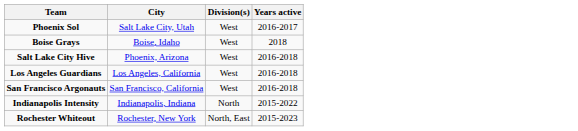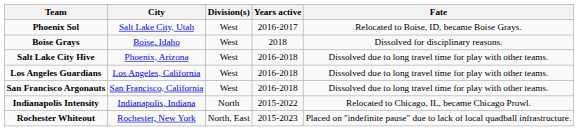+ column: (438, 12)
